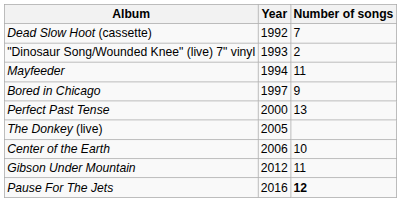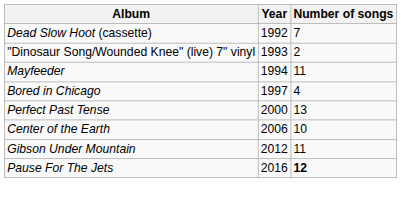(297, 91) 9 -> (297, 91) 4
- row: (55, 129)
